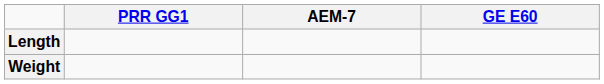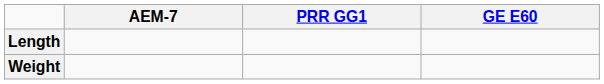columns swapped: (332, 16) <-> (153, 16)
